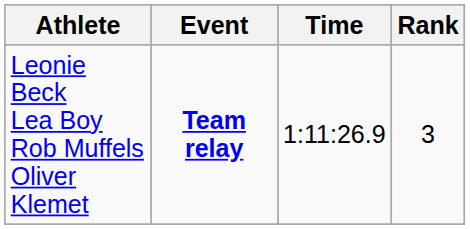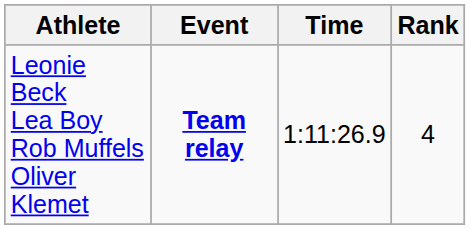(428, 134) 3 -> (428, 134) 4
